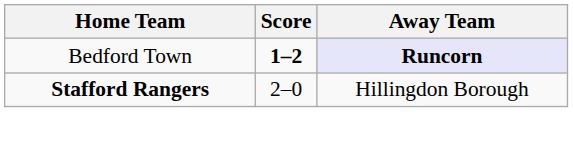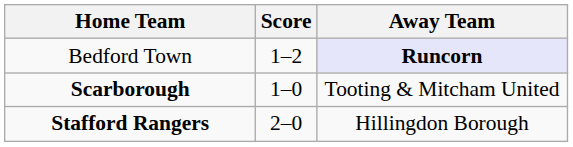(286, 55) bold -> (286, 55) normal
+ row: (130, 89)
